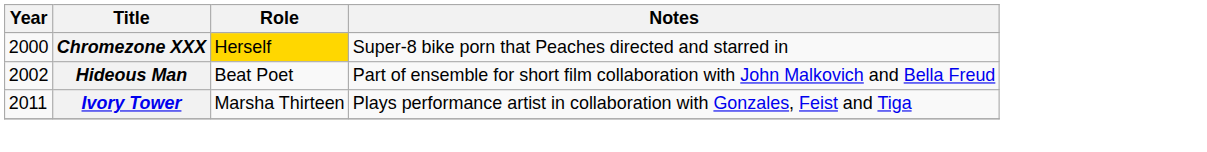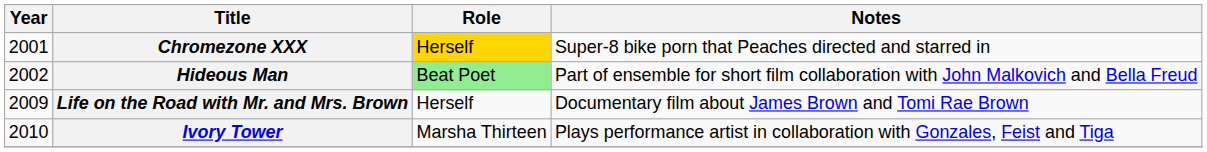(29, 47) 2000 -> (29, 47) 2001
(254, 75) no background -> (456, 75) lightgreen background
+ row: (233, 103)
(28, 103) 2011 -> (29, 132) 2010
